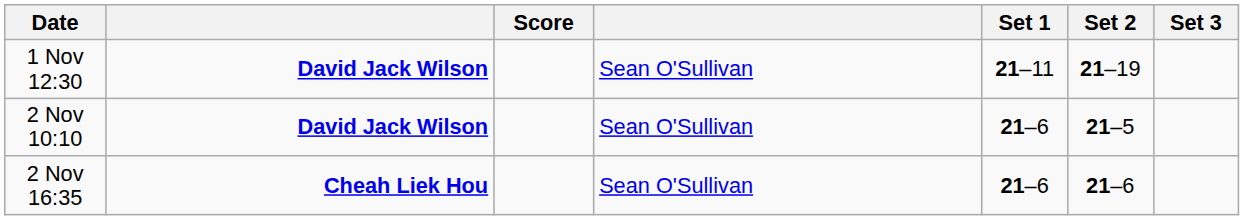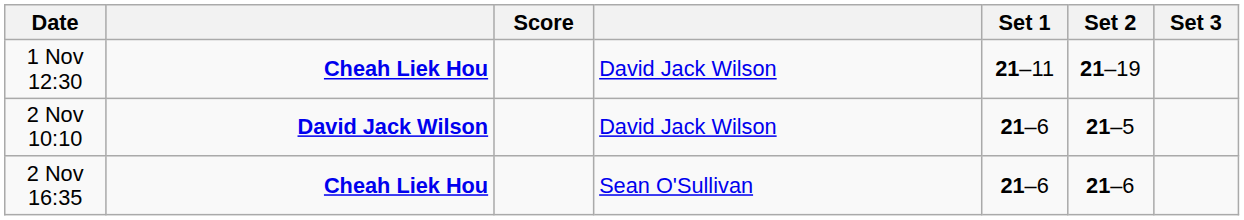(393, 69) David Jack Wilson -> (406, 69) Cheah Liek Hou
(676, 69) Sean O'Sullivan -> (688, 69) David Jack Wilson
(676, 127) Sean O'Sullivan -> (688, 127) David Jack Wilson
